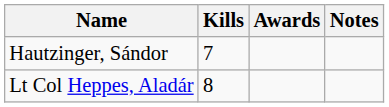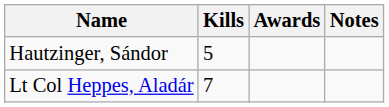(208, 53) 7 -> (208, 53) 5
(208, 85) 8 -> (208, 85) 7
